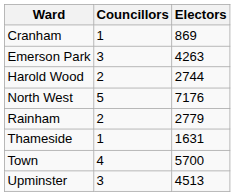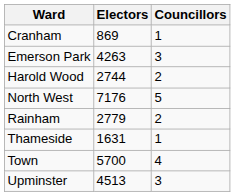columns swapped: (201, 14) <-> (133, 14)
